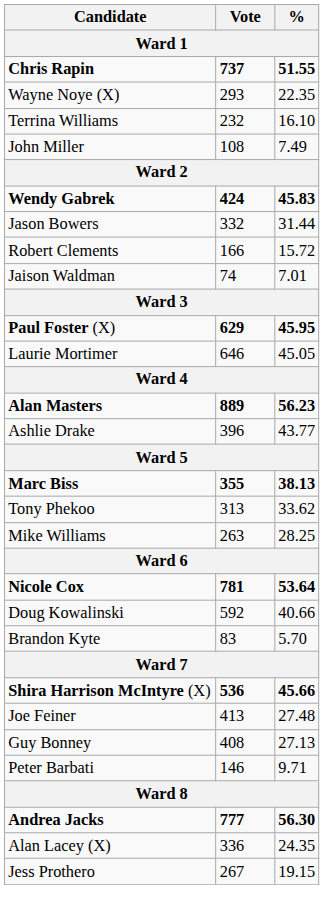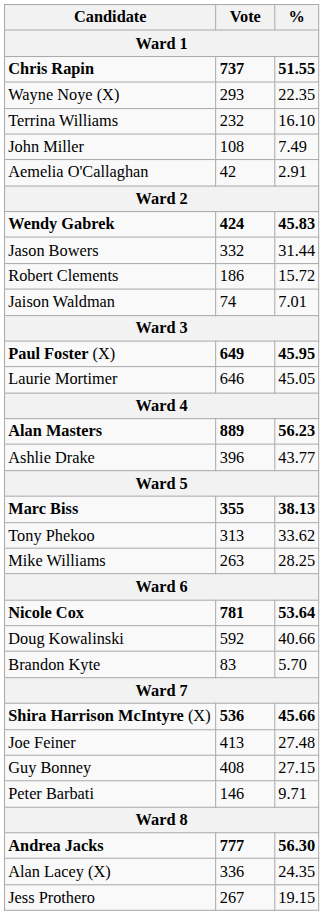+ row: (78, 172)
(232, 250) 166 -> (232, 276) 186
(232, 328) 629 -> (232, 353) 649
(297, 742) 27.13 -> (297, 768) 27.15
